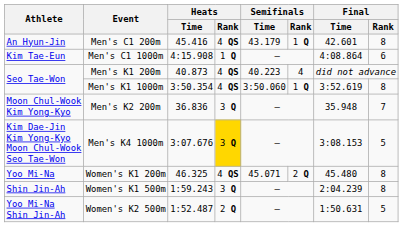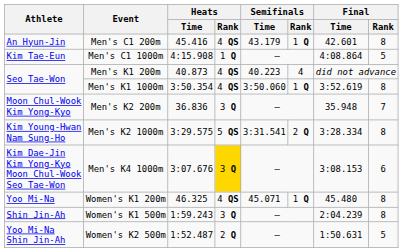(383, 56) 6 -> (383, 56) 5
+ row: (126, 132)
(383, 143) 5 -> (383, 168) 6
(301, 174) 2 Q -> (301, 199) 1 Q
